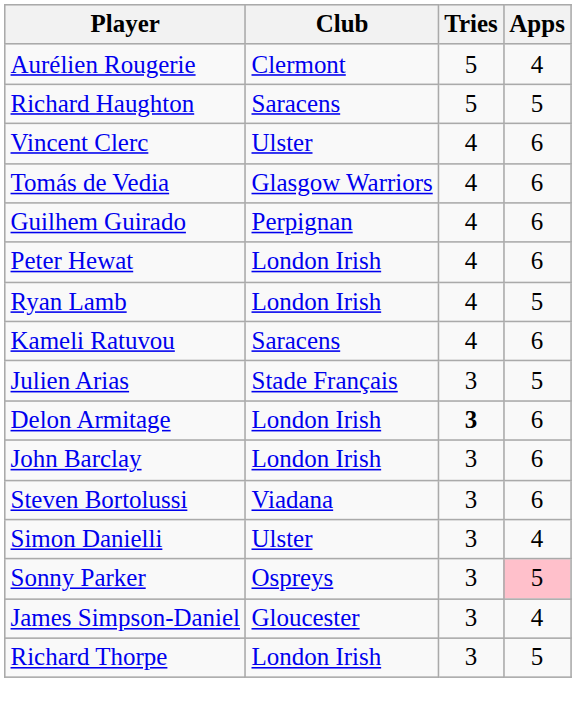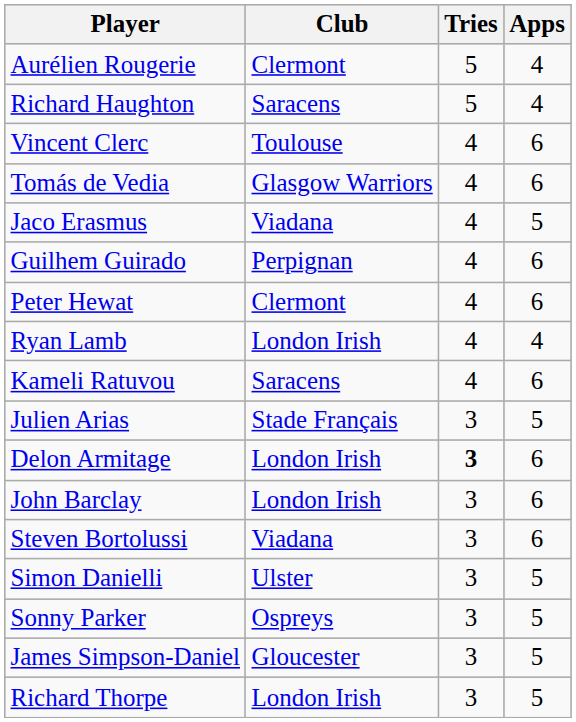(537, 103) 5 -> (537, 103) 4
(282, 143) Ulster -> (297, 143) Toulouse
+ row: (79, 222)
(316, 261) London Irish -> (299, 301) Clermont
(537, 301) 5 -> (537, 340) 4
(537, 538) 4 -> (537, 578) 5
(537, 578) pink background -> (537, 618) no background
(537, 618) 4 -> (537, 657) 5
